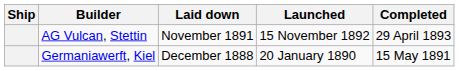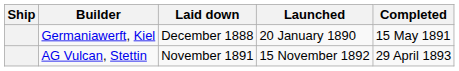rows swapped: (98, 55) <-> (94, 35)
